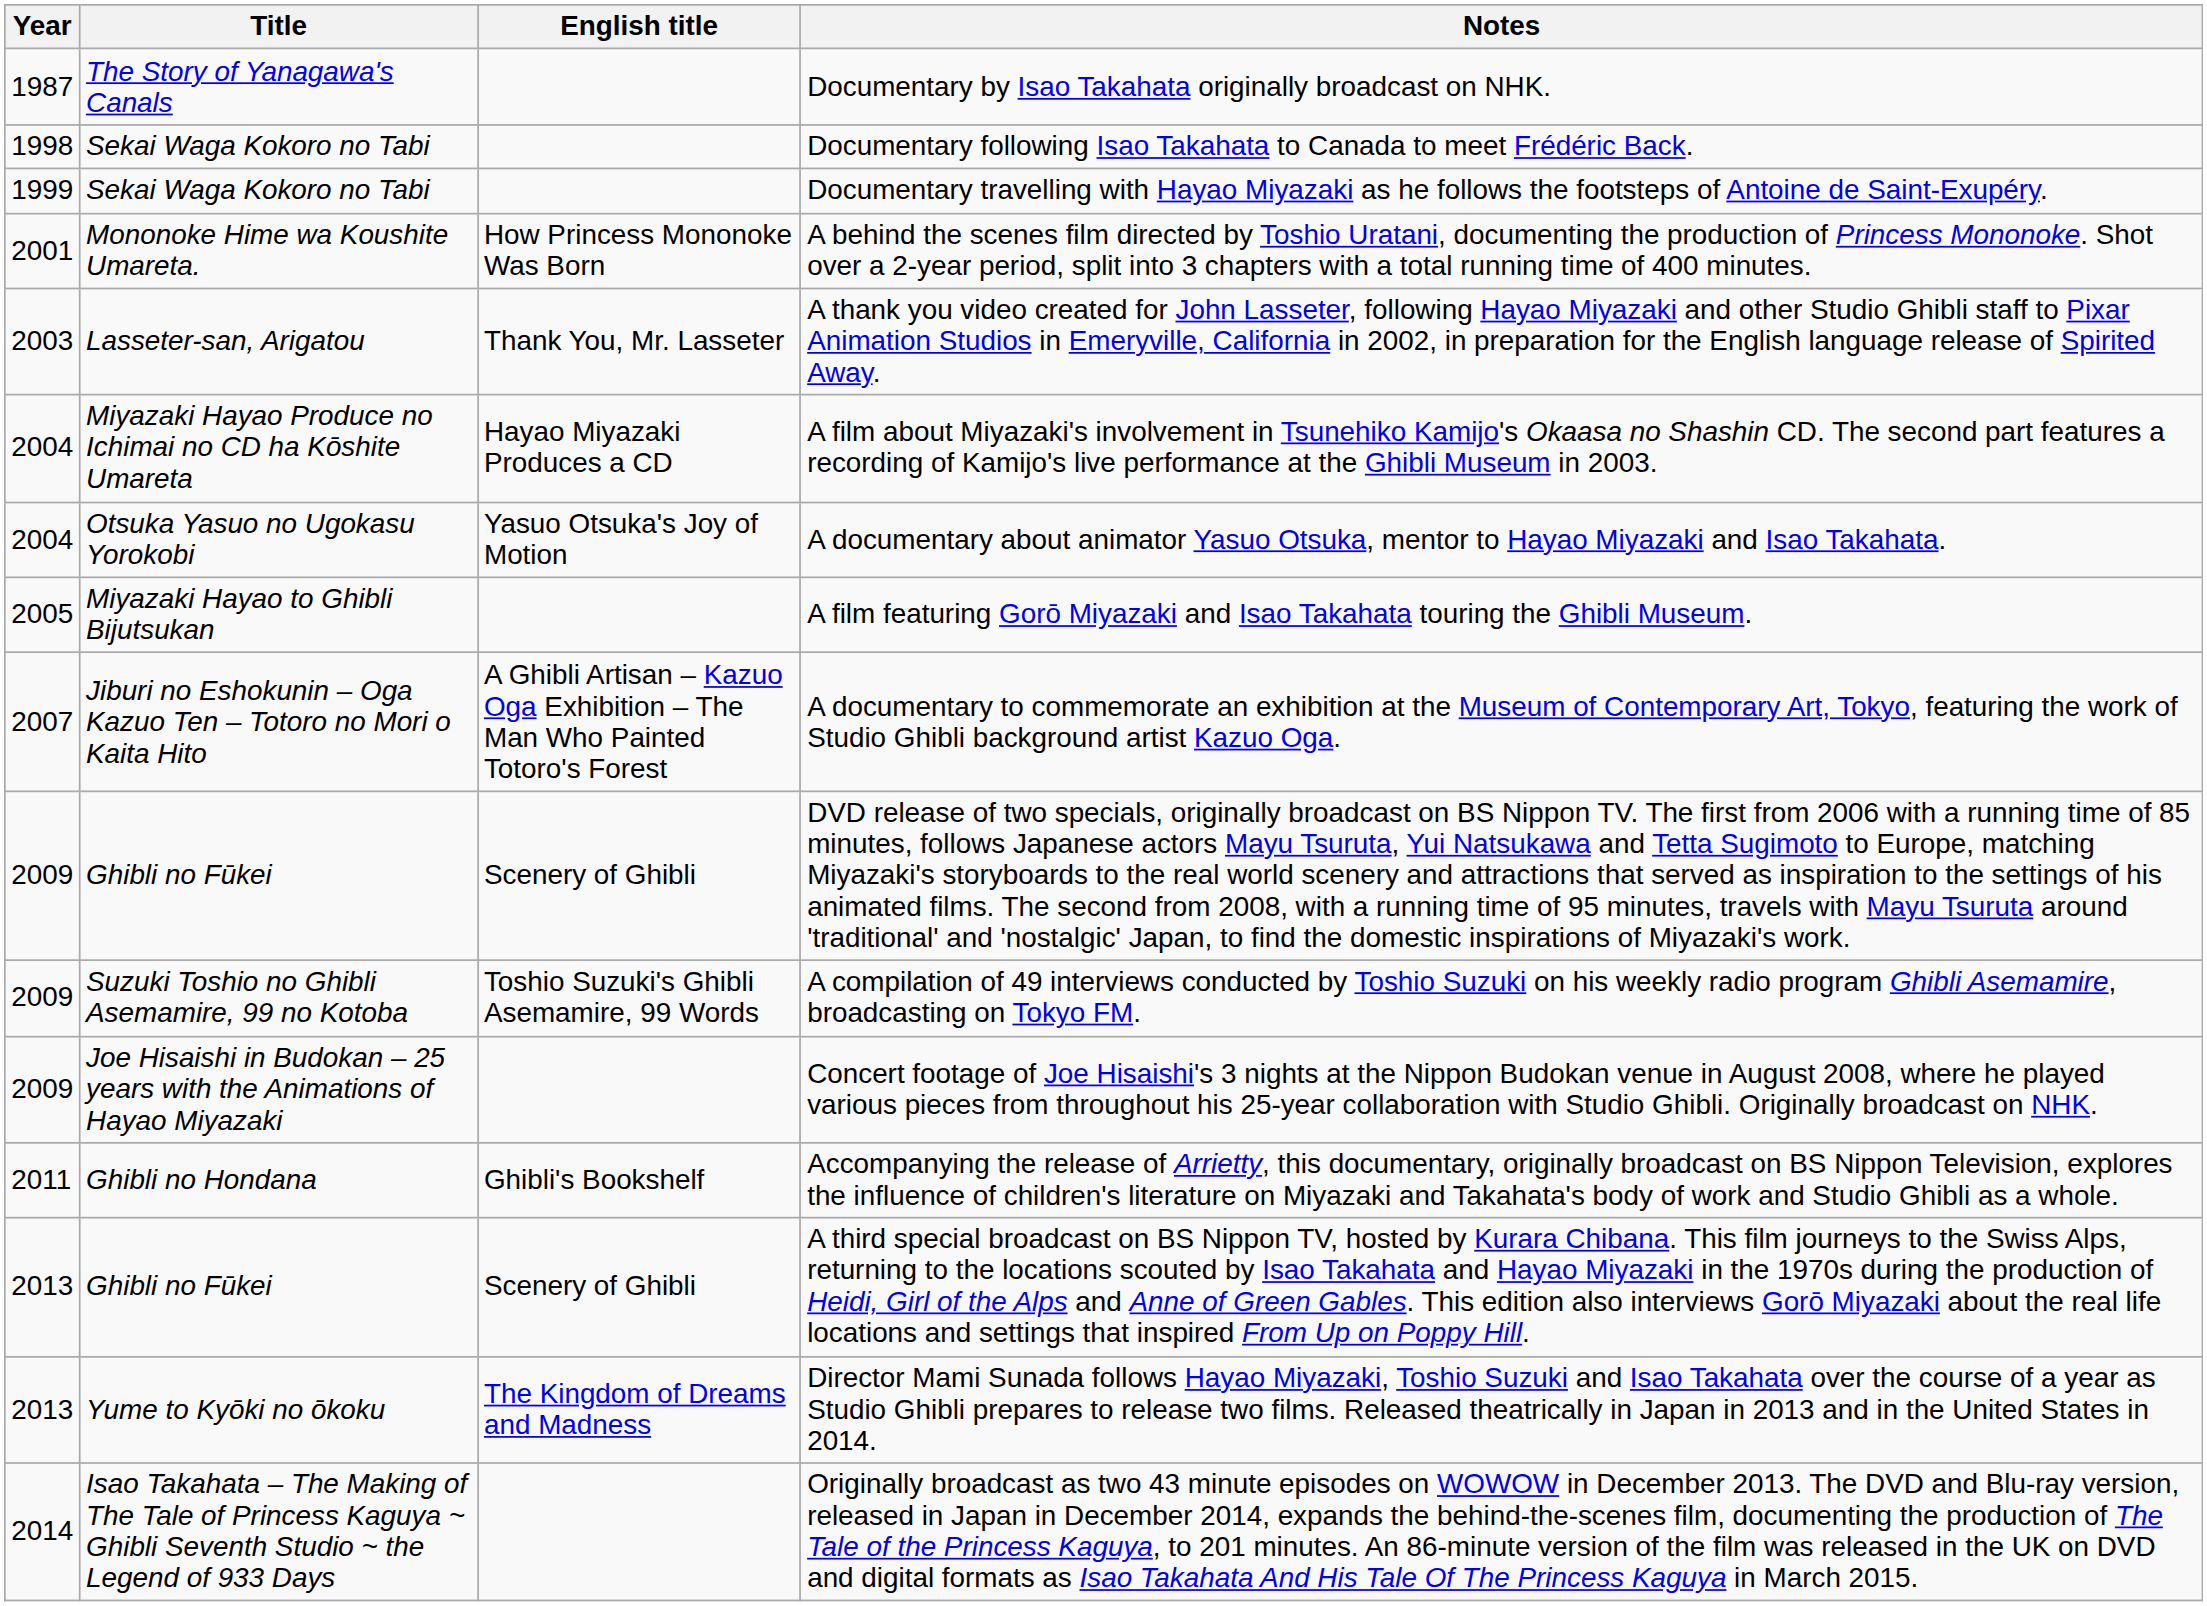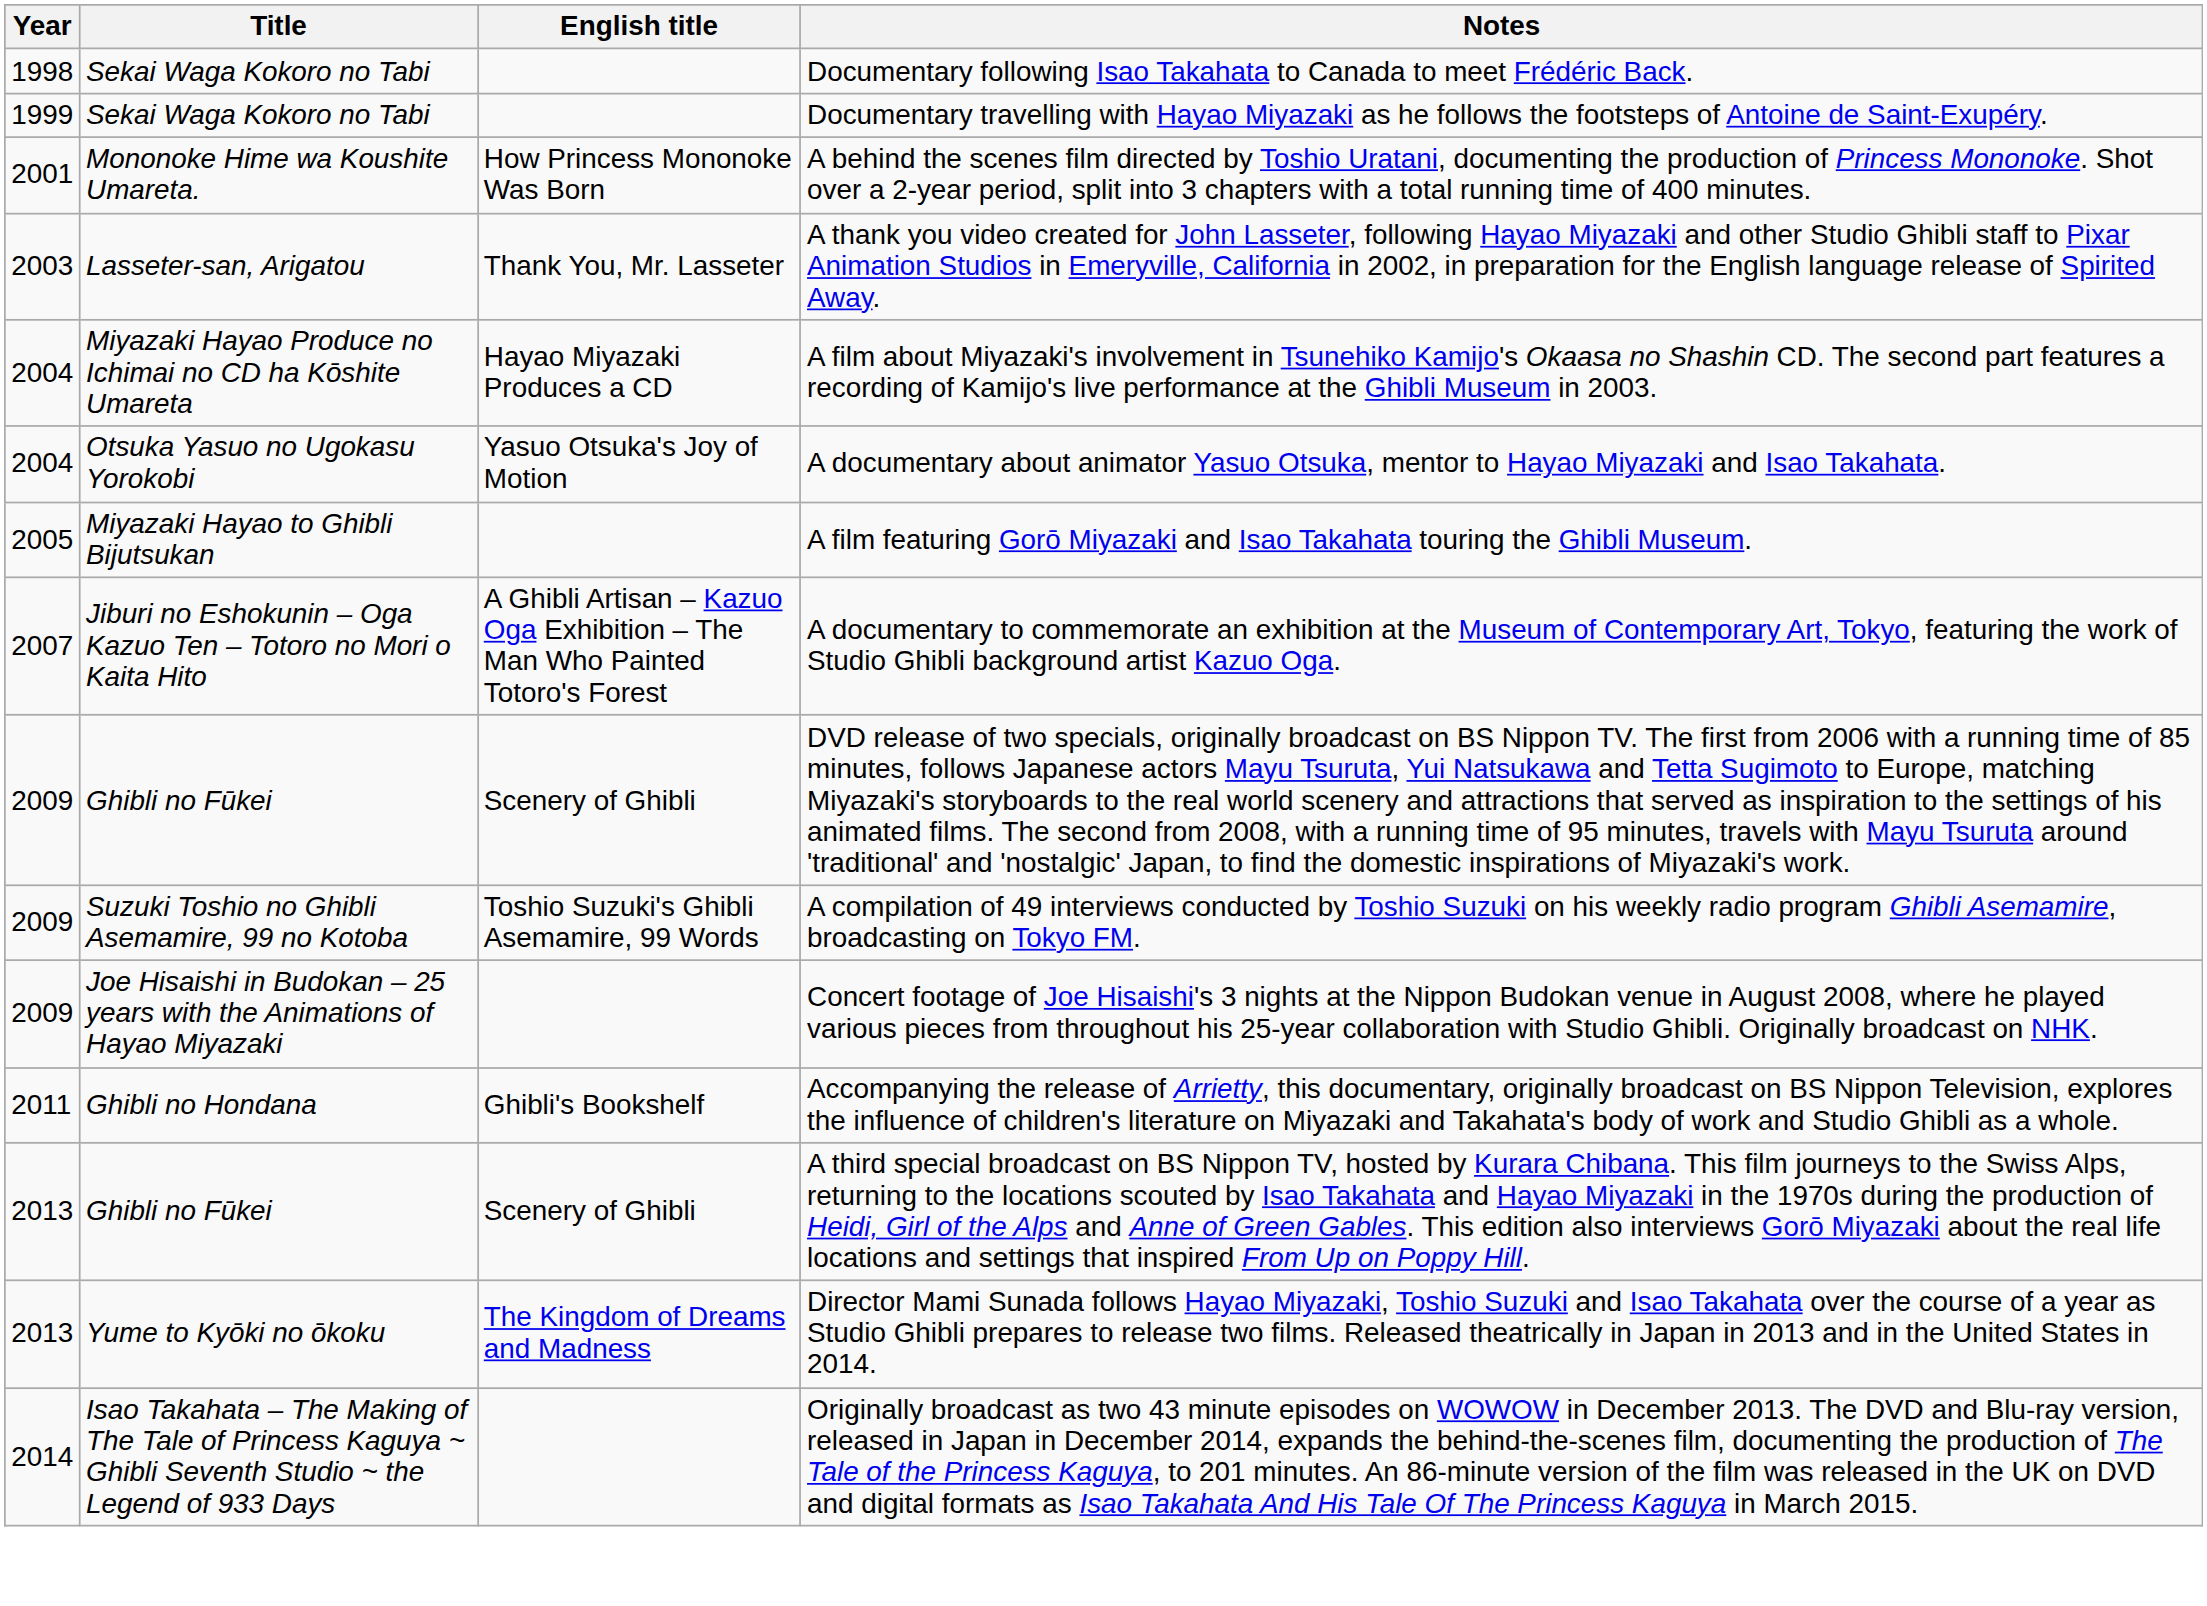- row: (1179, 86)
